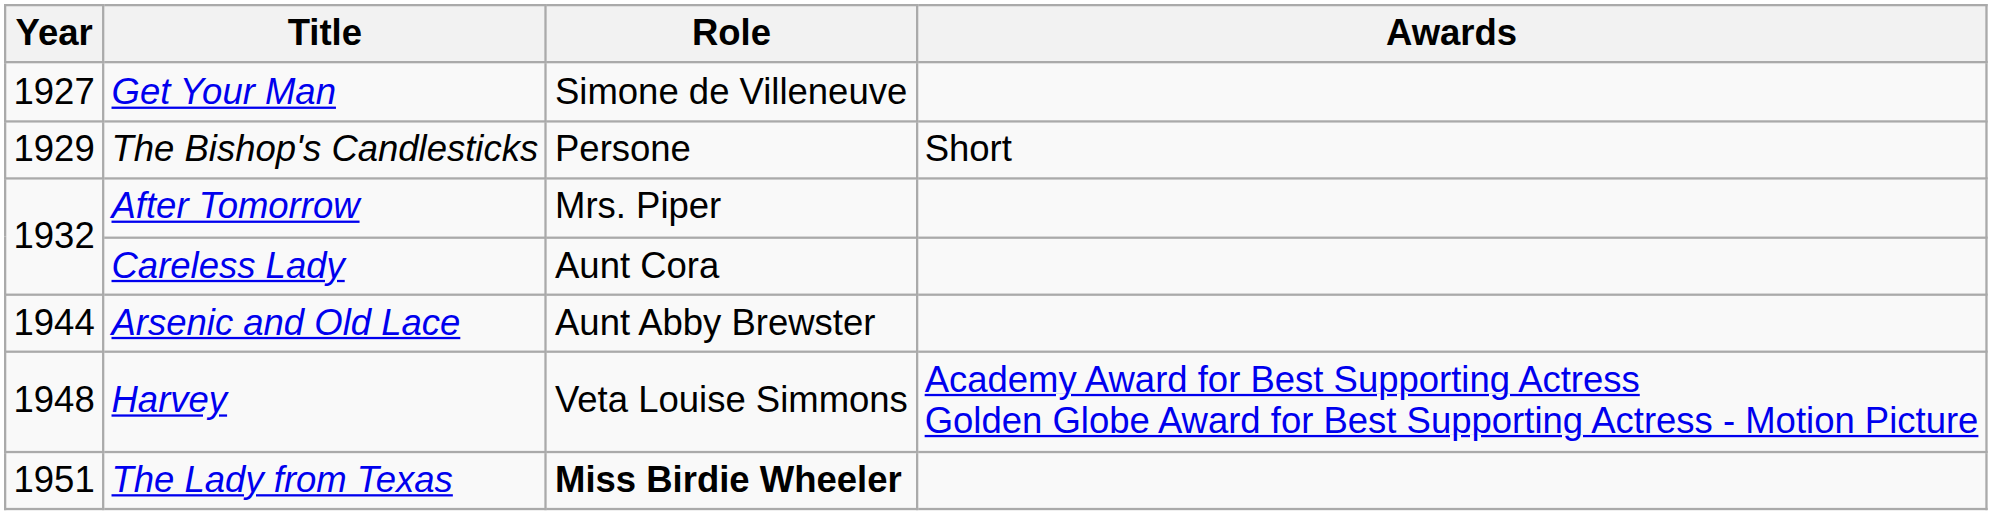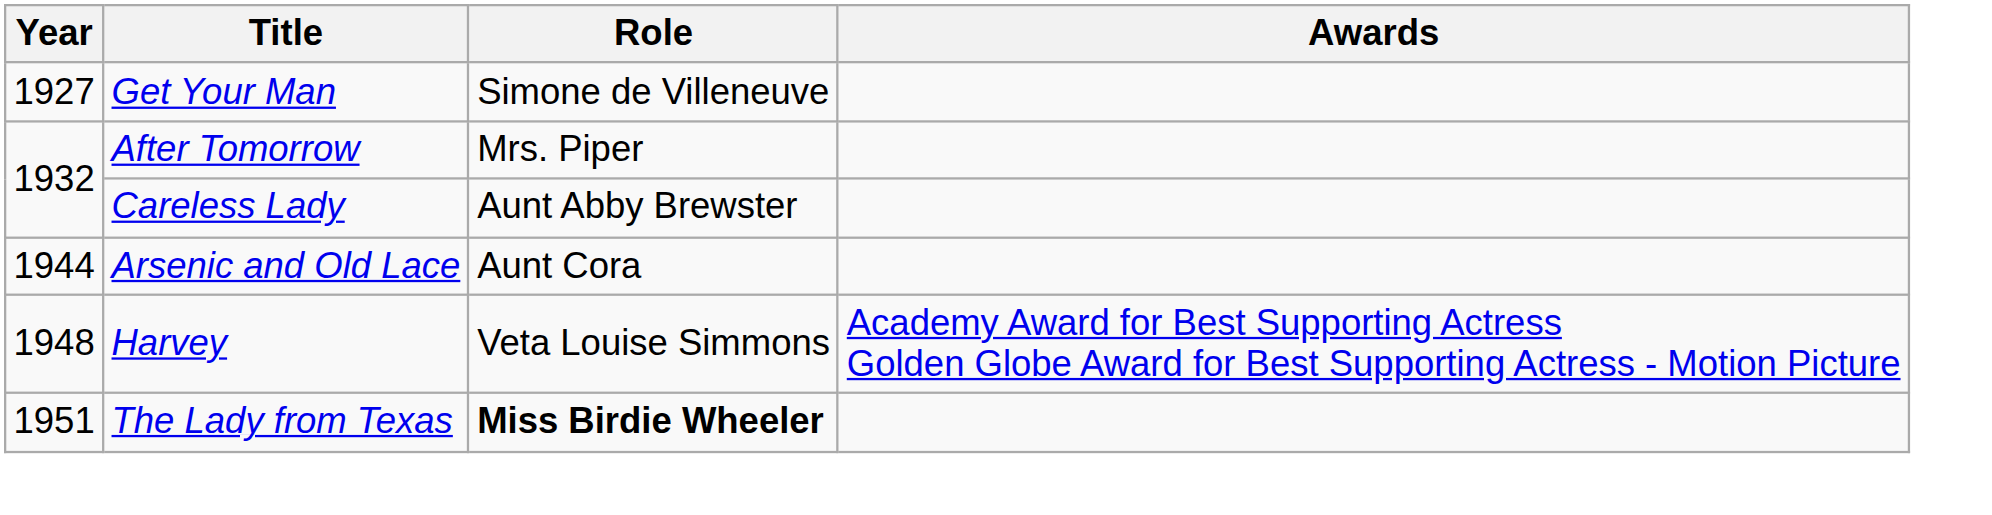- row: (325, 149)
(637, 264) Aunt Cora -> (637, 206) Aunt Abby Brewster
(715, 322) Aunt Abby Brewster -> (559, 264) Aunt Cora
